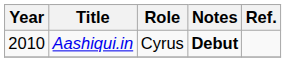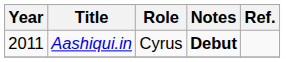(27, 43) 2010 -> (26, 43) 2011
